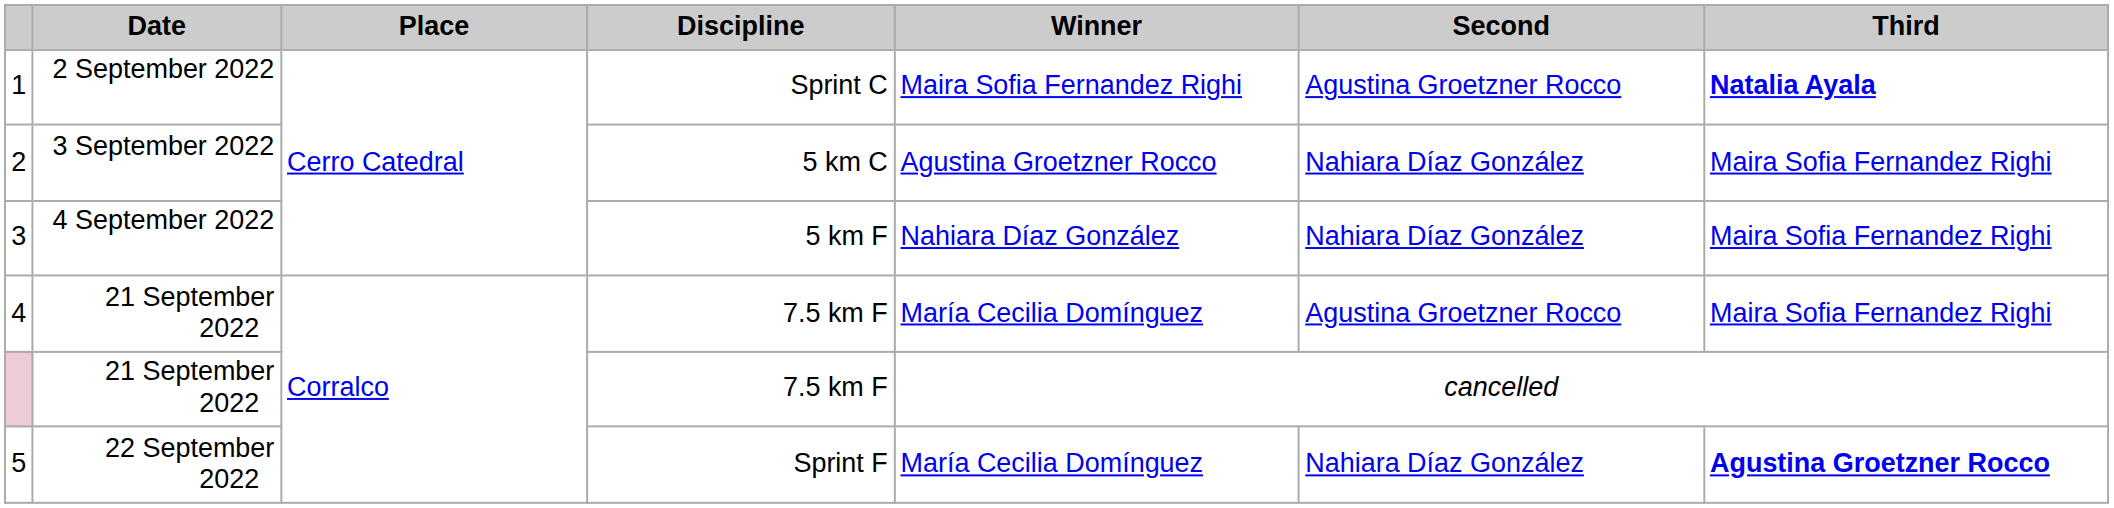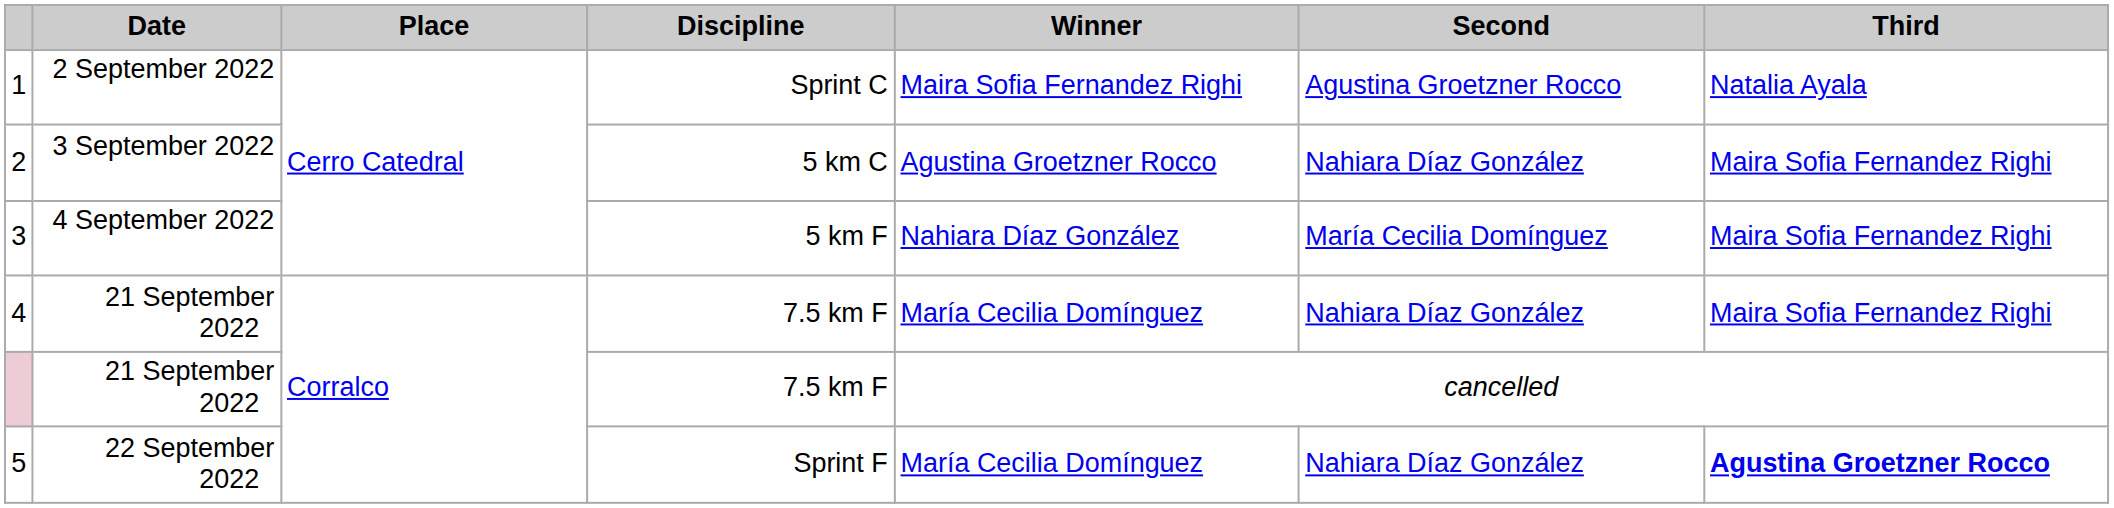(1793, 86) bold -> (1788, 86) normal
(1445, 237) Nahiara Díaz González -> (1457, 237) María Cecilia Domínguez
(1463, 312) Agustina Groetzner Rocco -> (1445, 312) Nahiara Díaz González
